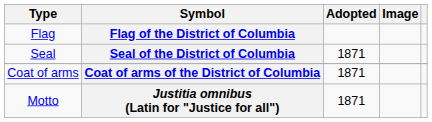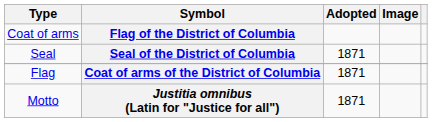(43, 34) Flag -> (43, 34) Coat of arms
(43, 73) Coat of arms -> (43, 73) Flag
